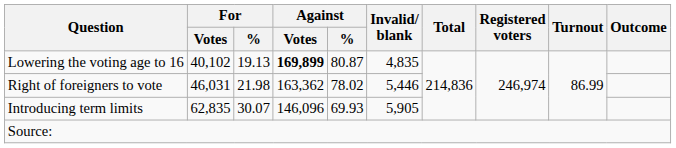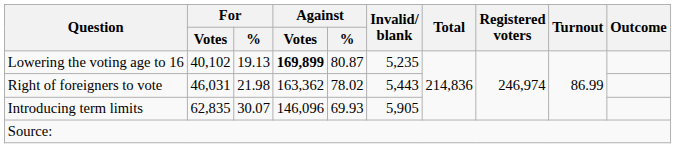(402, 62) 4,835 -> (402, 62) 5,235
(402, 85) 5,446 -> (402, 85) 5,443
